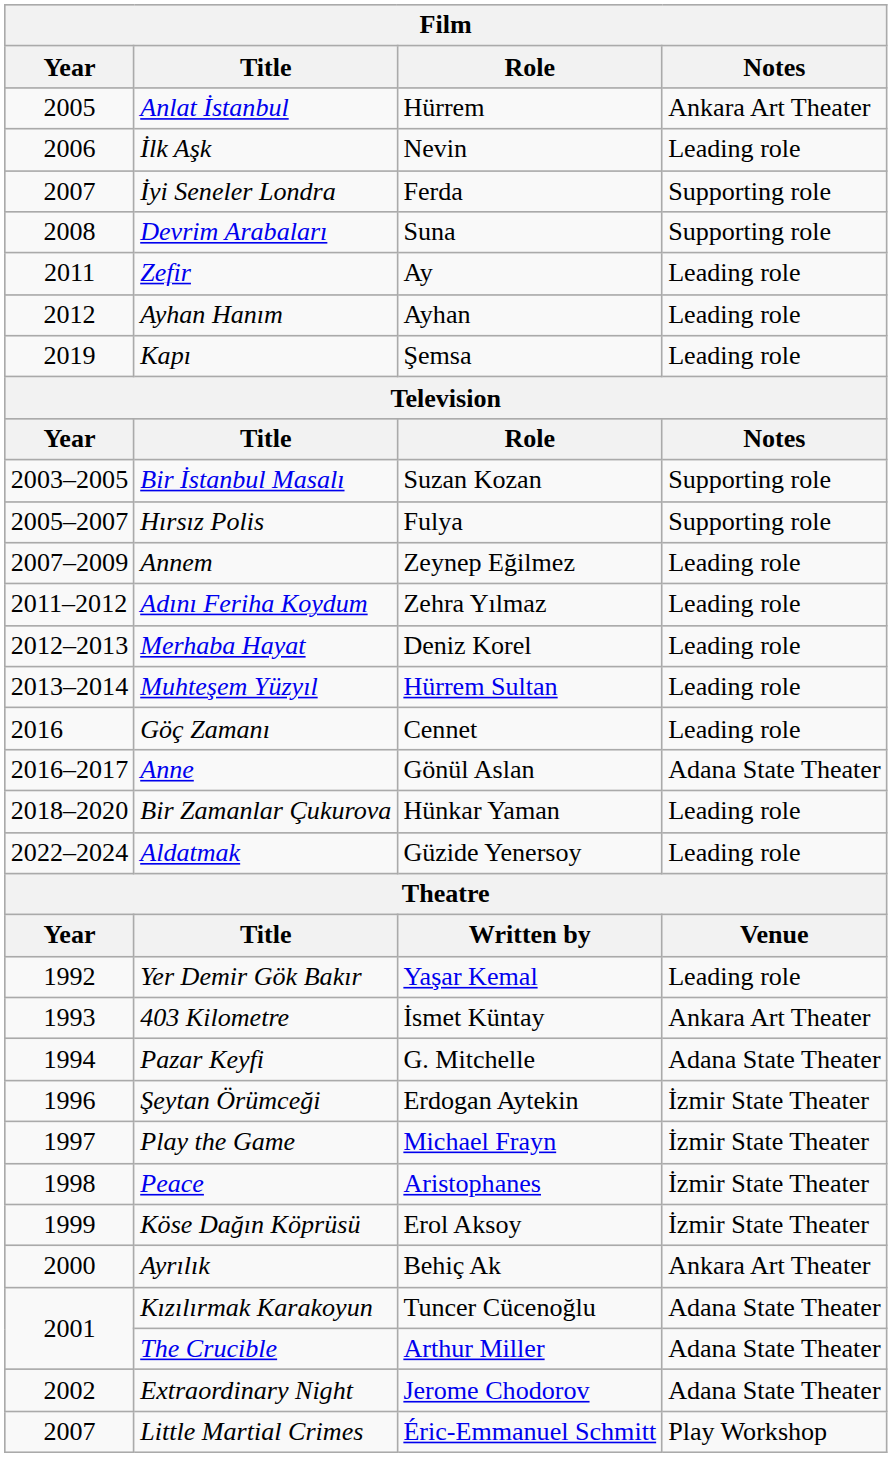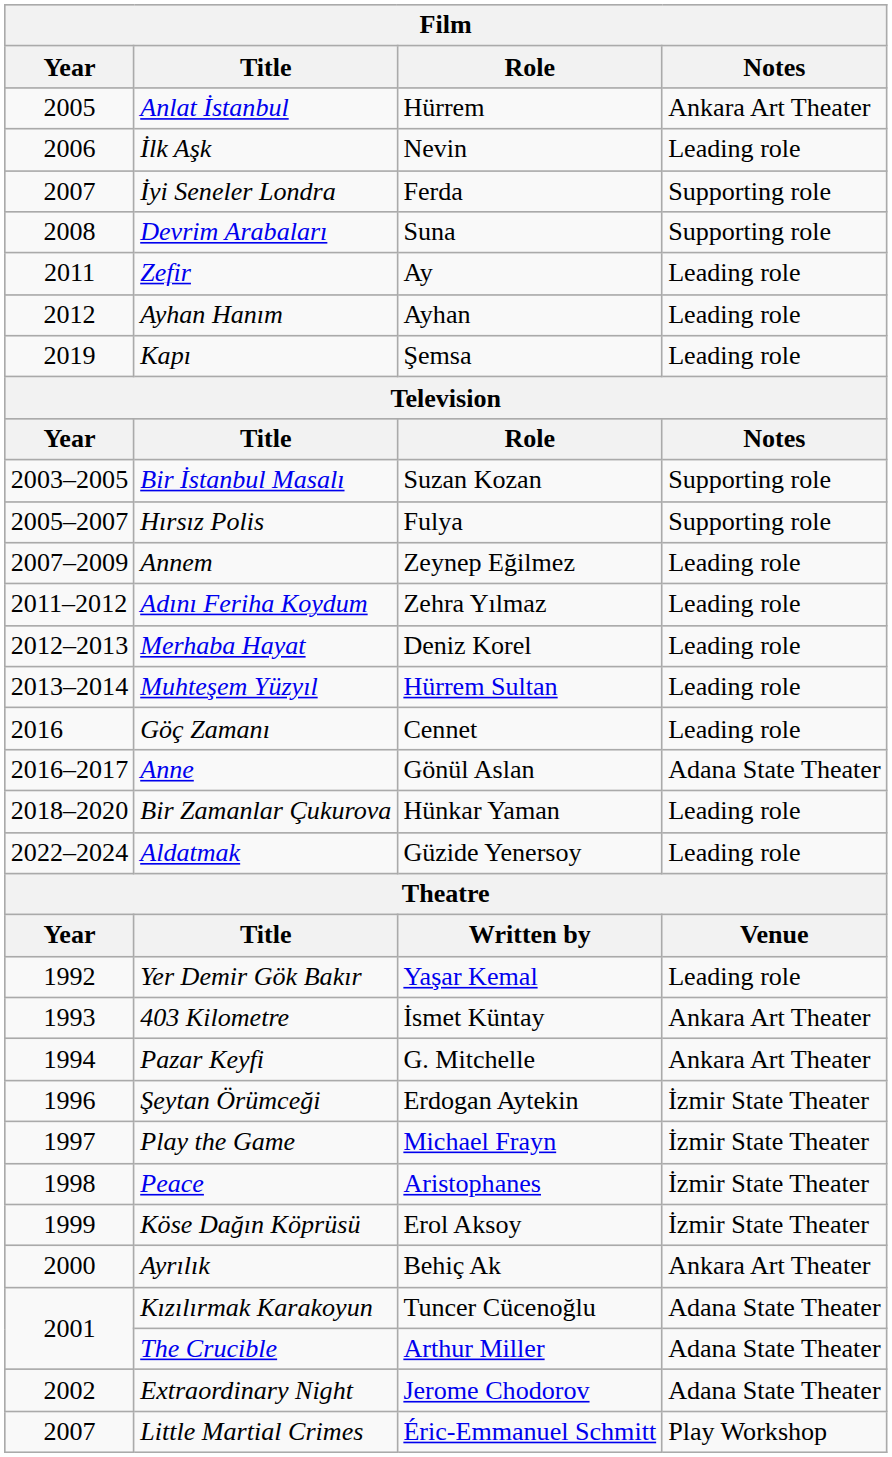(774, 1059) Adana State Theater -> (769, 1059) Ankara Art Theater
